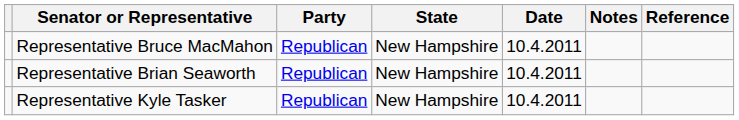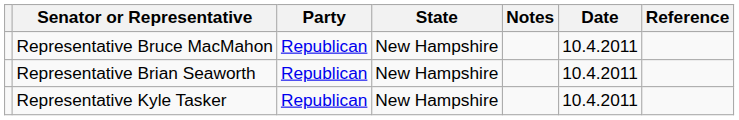columns swapped: (544, 18) <-> (614, 18)
